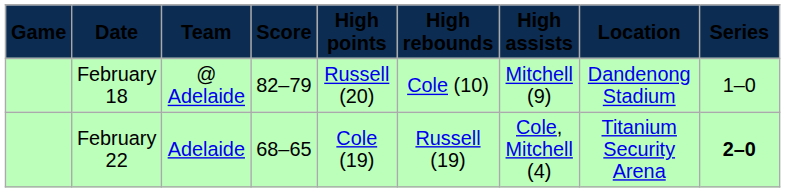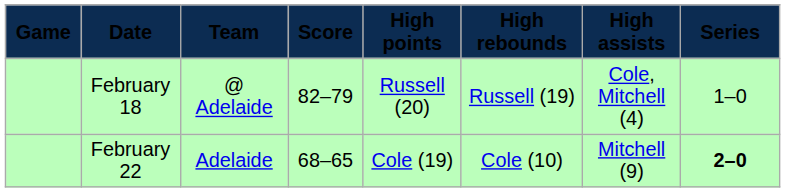- column: (639, 32)
(448, 85) Cole (10) -> (522, 96) Russell (19)
(539, 85) Mitchell (9) -> (632, 96) Cole, Mitchell (4)
(448, 150) Russell (19) -> (522, 161) Cole (10)
(539, 150) Cole, Mitchell (4) -> (632, 161) Mitchell (9)
